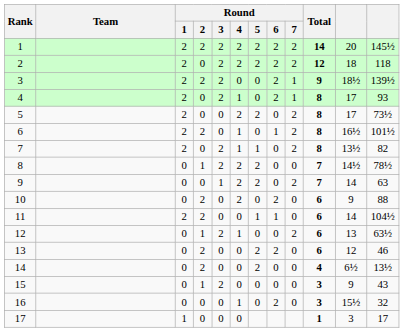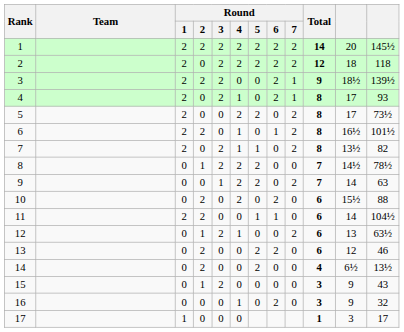(351, 200) 9 -> (351, 200) 15½
(351, 302) 15½ -> (351, 302) 9
